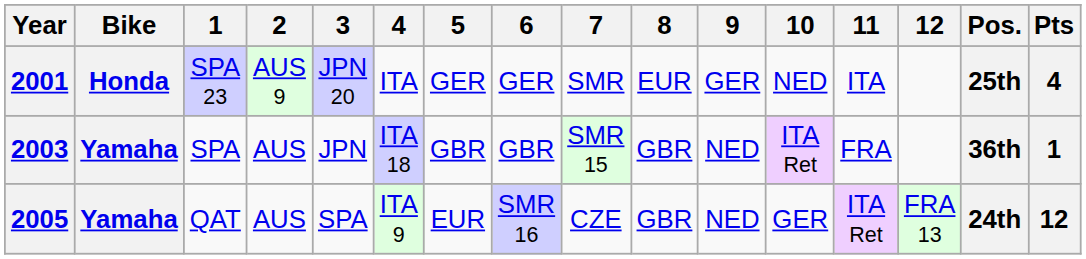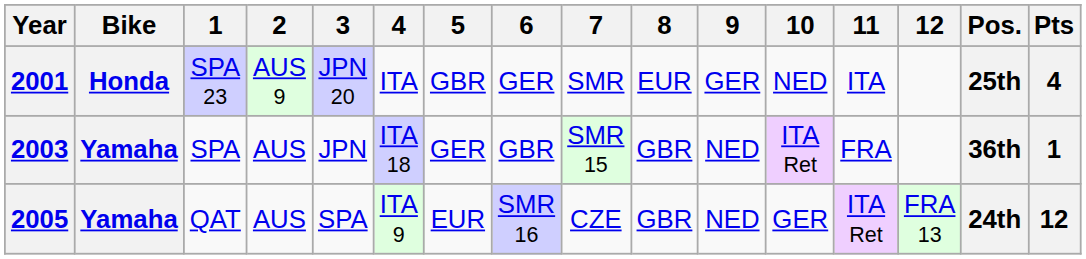(458, 81) GER -> (458, 81) GBR
(458, 150) GBR -> (458, 150) GER
